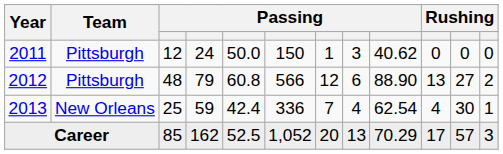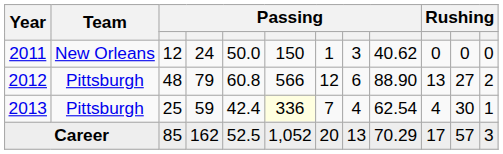(105, 53) Pittsburgh -> (105, 53) New Orleans
(105, 108) New Orleans -> (105, 108) Pittsburgh
(290, 108) no background -> (290, 108) lightyellow background
